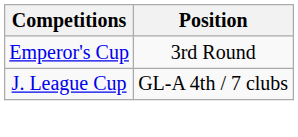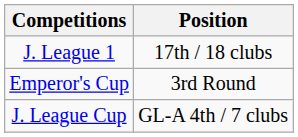+ row: (69, 52)
